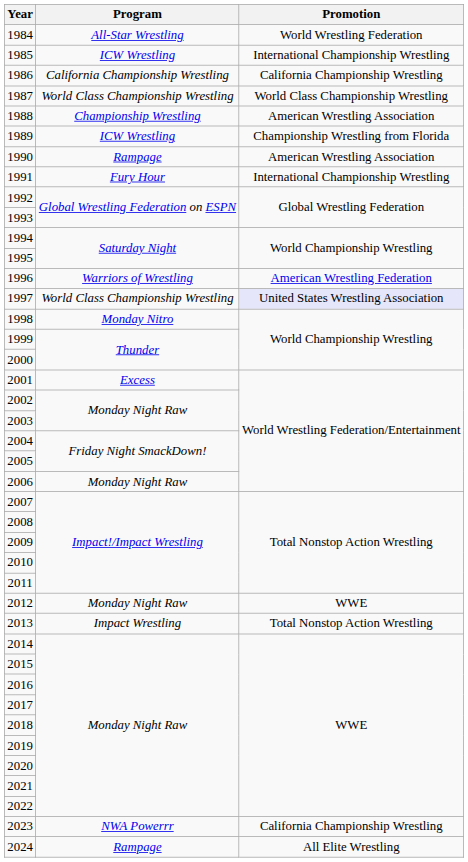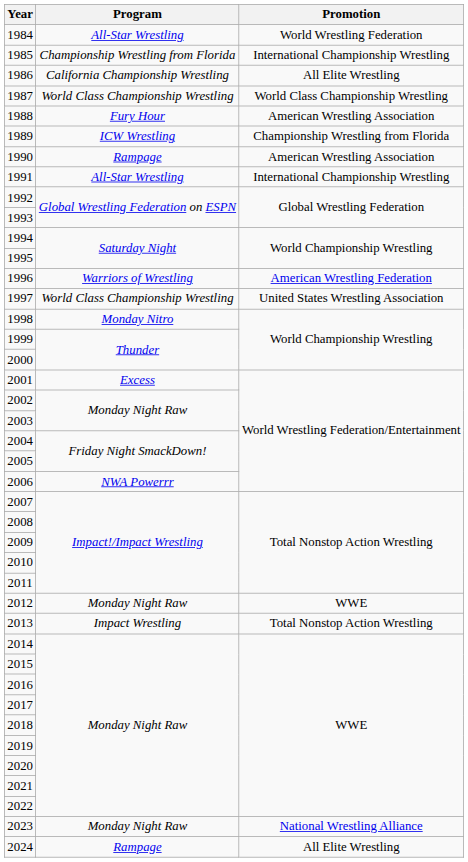(137, 55) ICW Wrestling -> (137, 55) Championship Wrestling from Florida
(351, 75) California Championship Wrestling -> (351, 75) All Elite Wrestling
(137, 116) Championship Wrestling -> (137, 116) Fury Hour
(137, 177) Fury Hour -> (137, 177) All-Star Wrestling
(351, 298) lavender background -> (351, 298) no background
(137, 481) Monday Night Raw -> (137, 481) NWA Powerrr
(137, 826) NWA Powerrr -> (137, 826) Monday Night Raw
(351, 826) California Championship Wrestling -> (351, 826) National Wrestling Alliance
